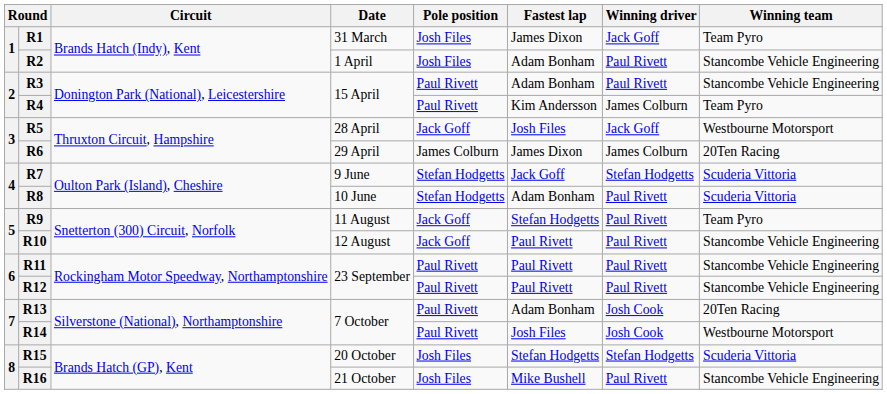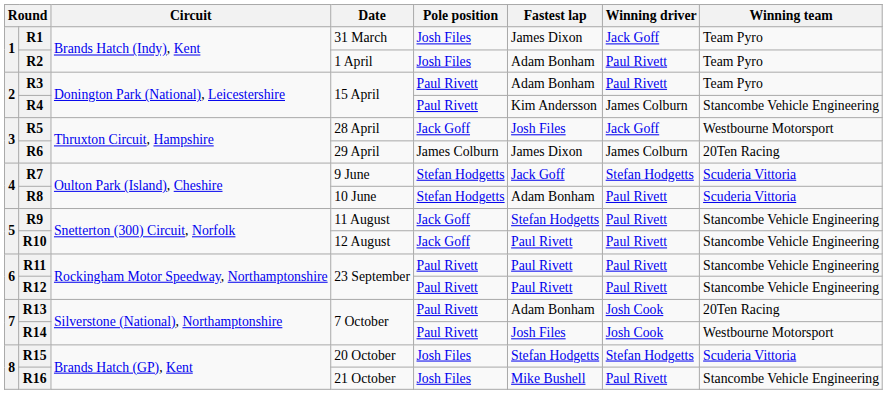(791, 60) Stancombe Vehicle Engineering -> (733, 60) Team Pyro
(791, 83) Stancombe Vehicle Engineering -> (733, 83) Team Pyro
(733, 106) Team Pyro -> (791, 106) Stancombe Vehicle Engineering
(733, 219) Team Pyro -> (791, 219) Stancombe Vehicle Engineering
